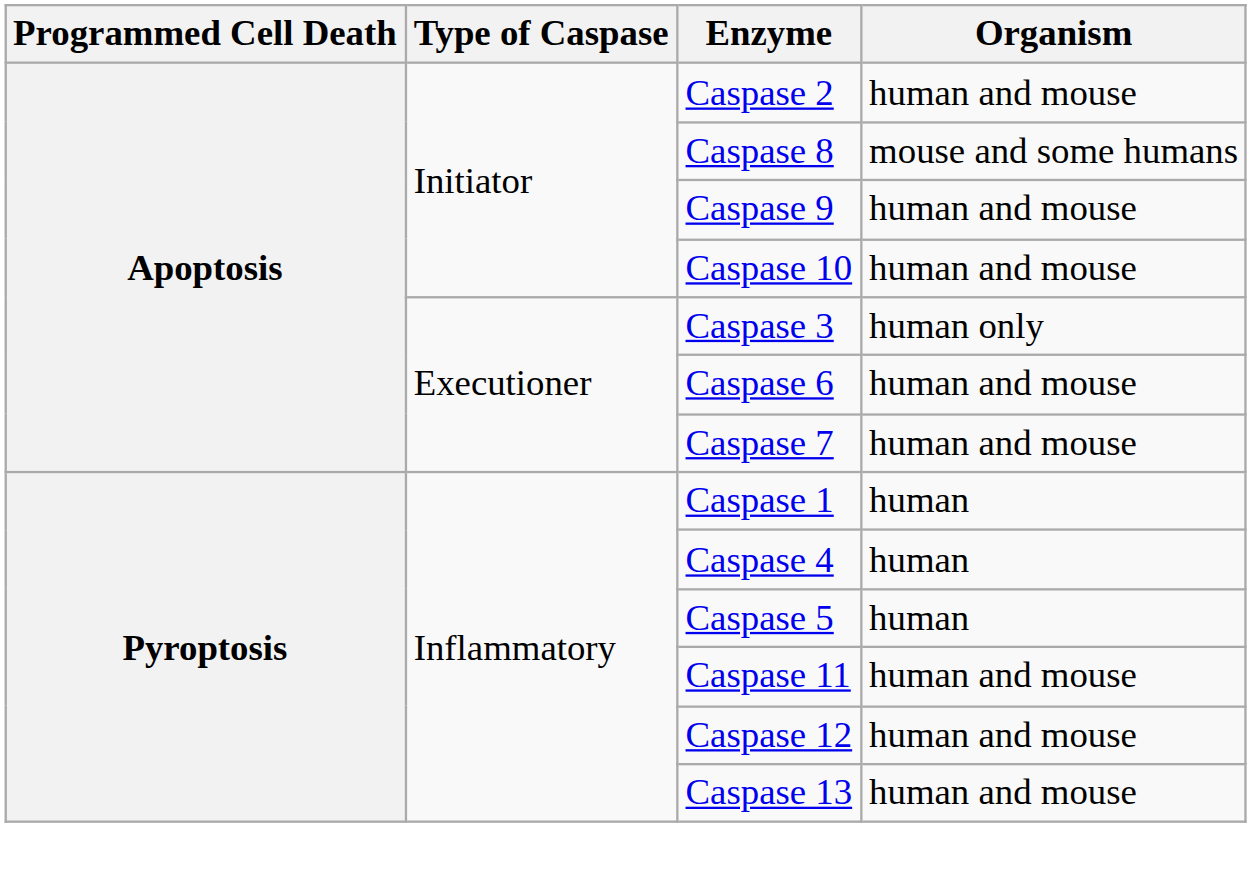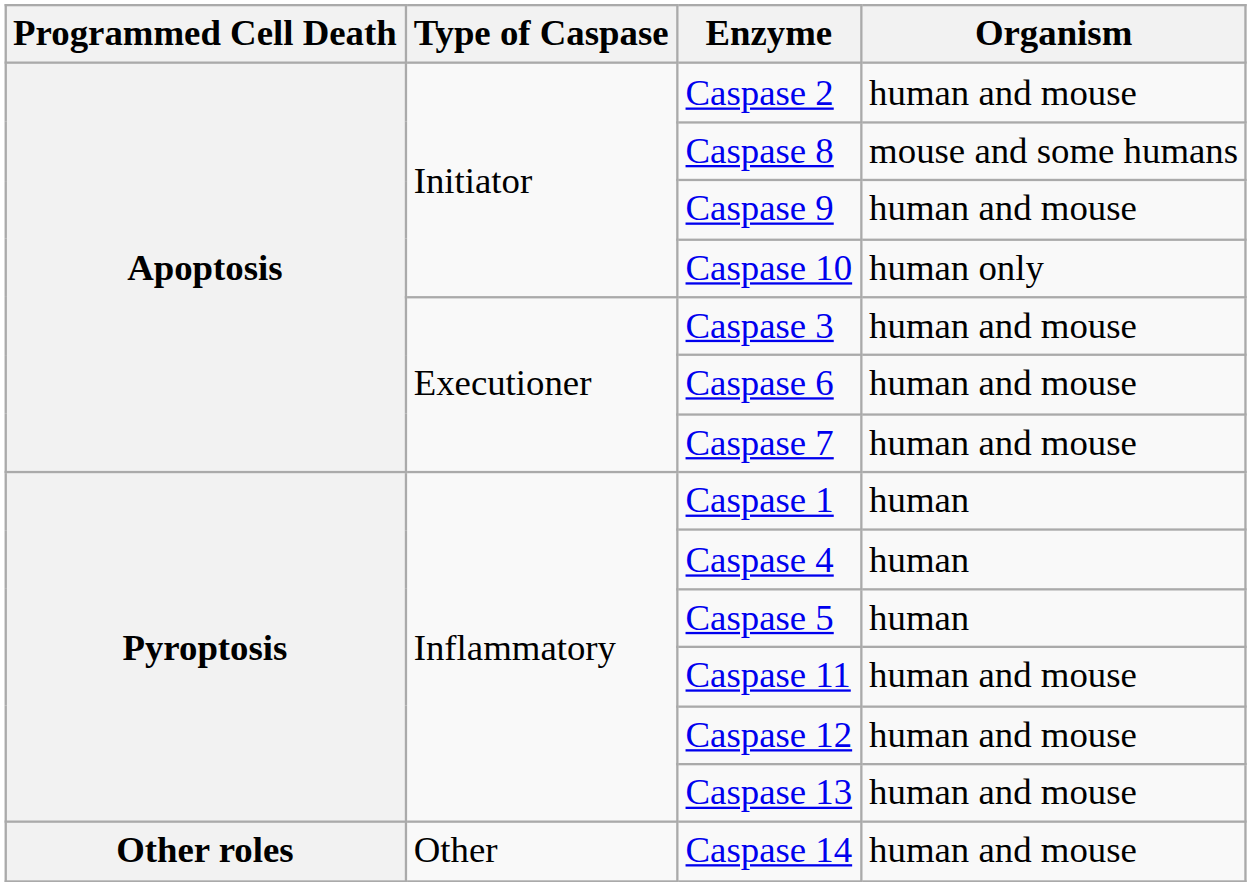(1003, 267) human and mouse -> (957, 267) human only
(957, 325) human only -> (1003, 325) human and mouse
+ row: (769, 850)
